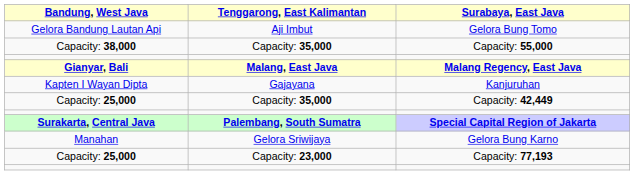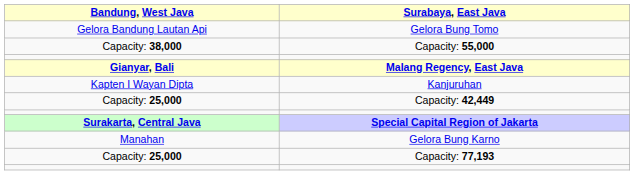- column: (292, 12)
